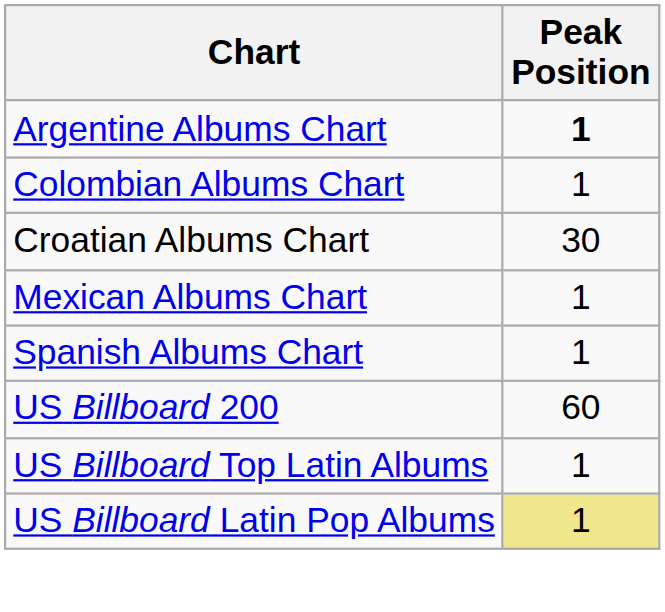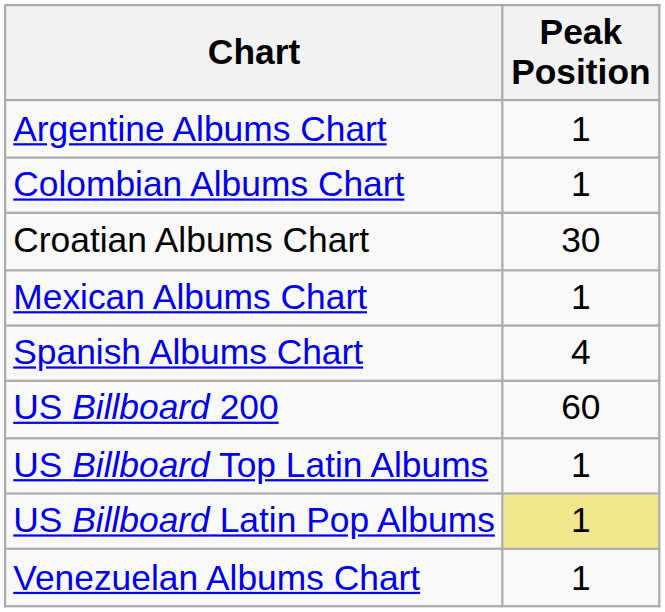(581, 128) bold -> (581, 128) normal
(581, 352) 1 -> (581, 352) 4
+ row: (217, 577)
